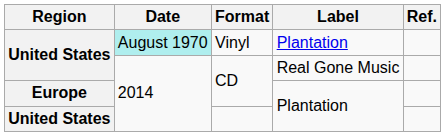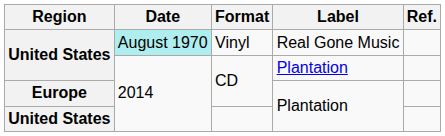(312, 42) Plantation -> (338, 42) Real Gone Music
(338, 67) Real Gone Music -> (312, 67) Plantation
